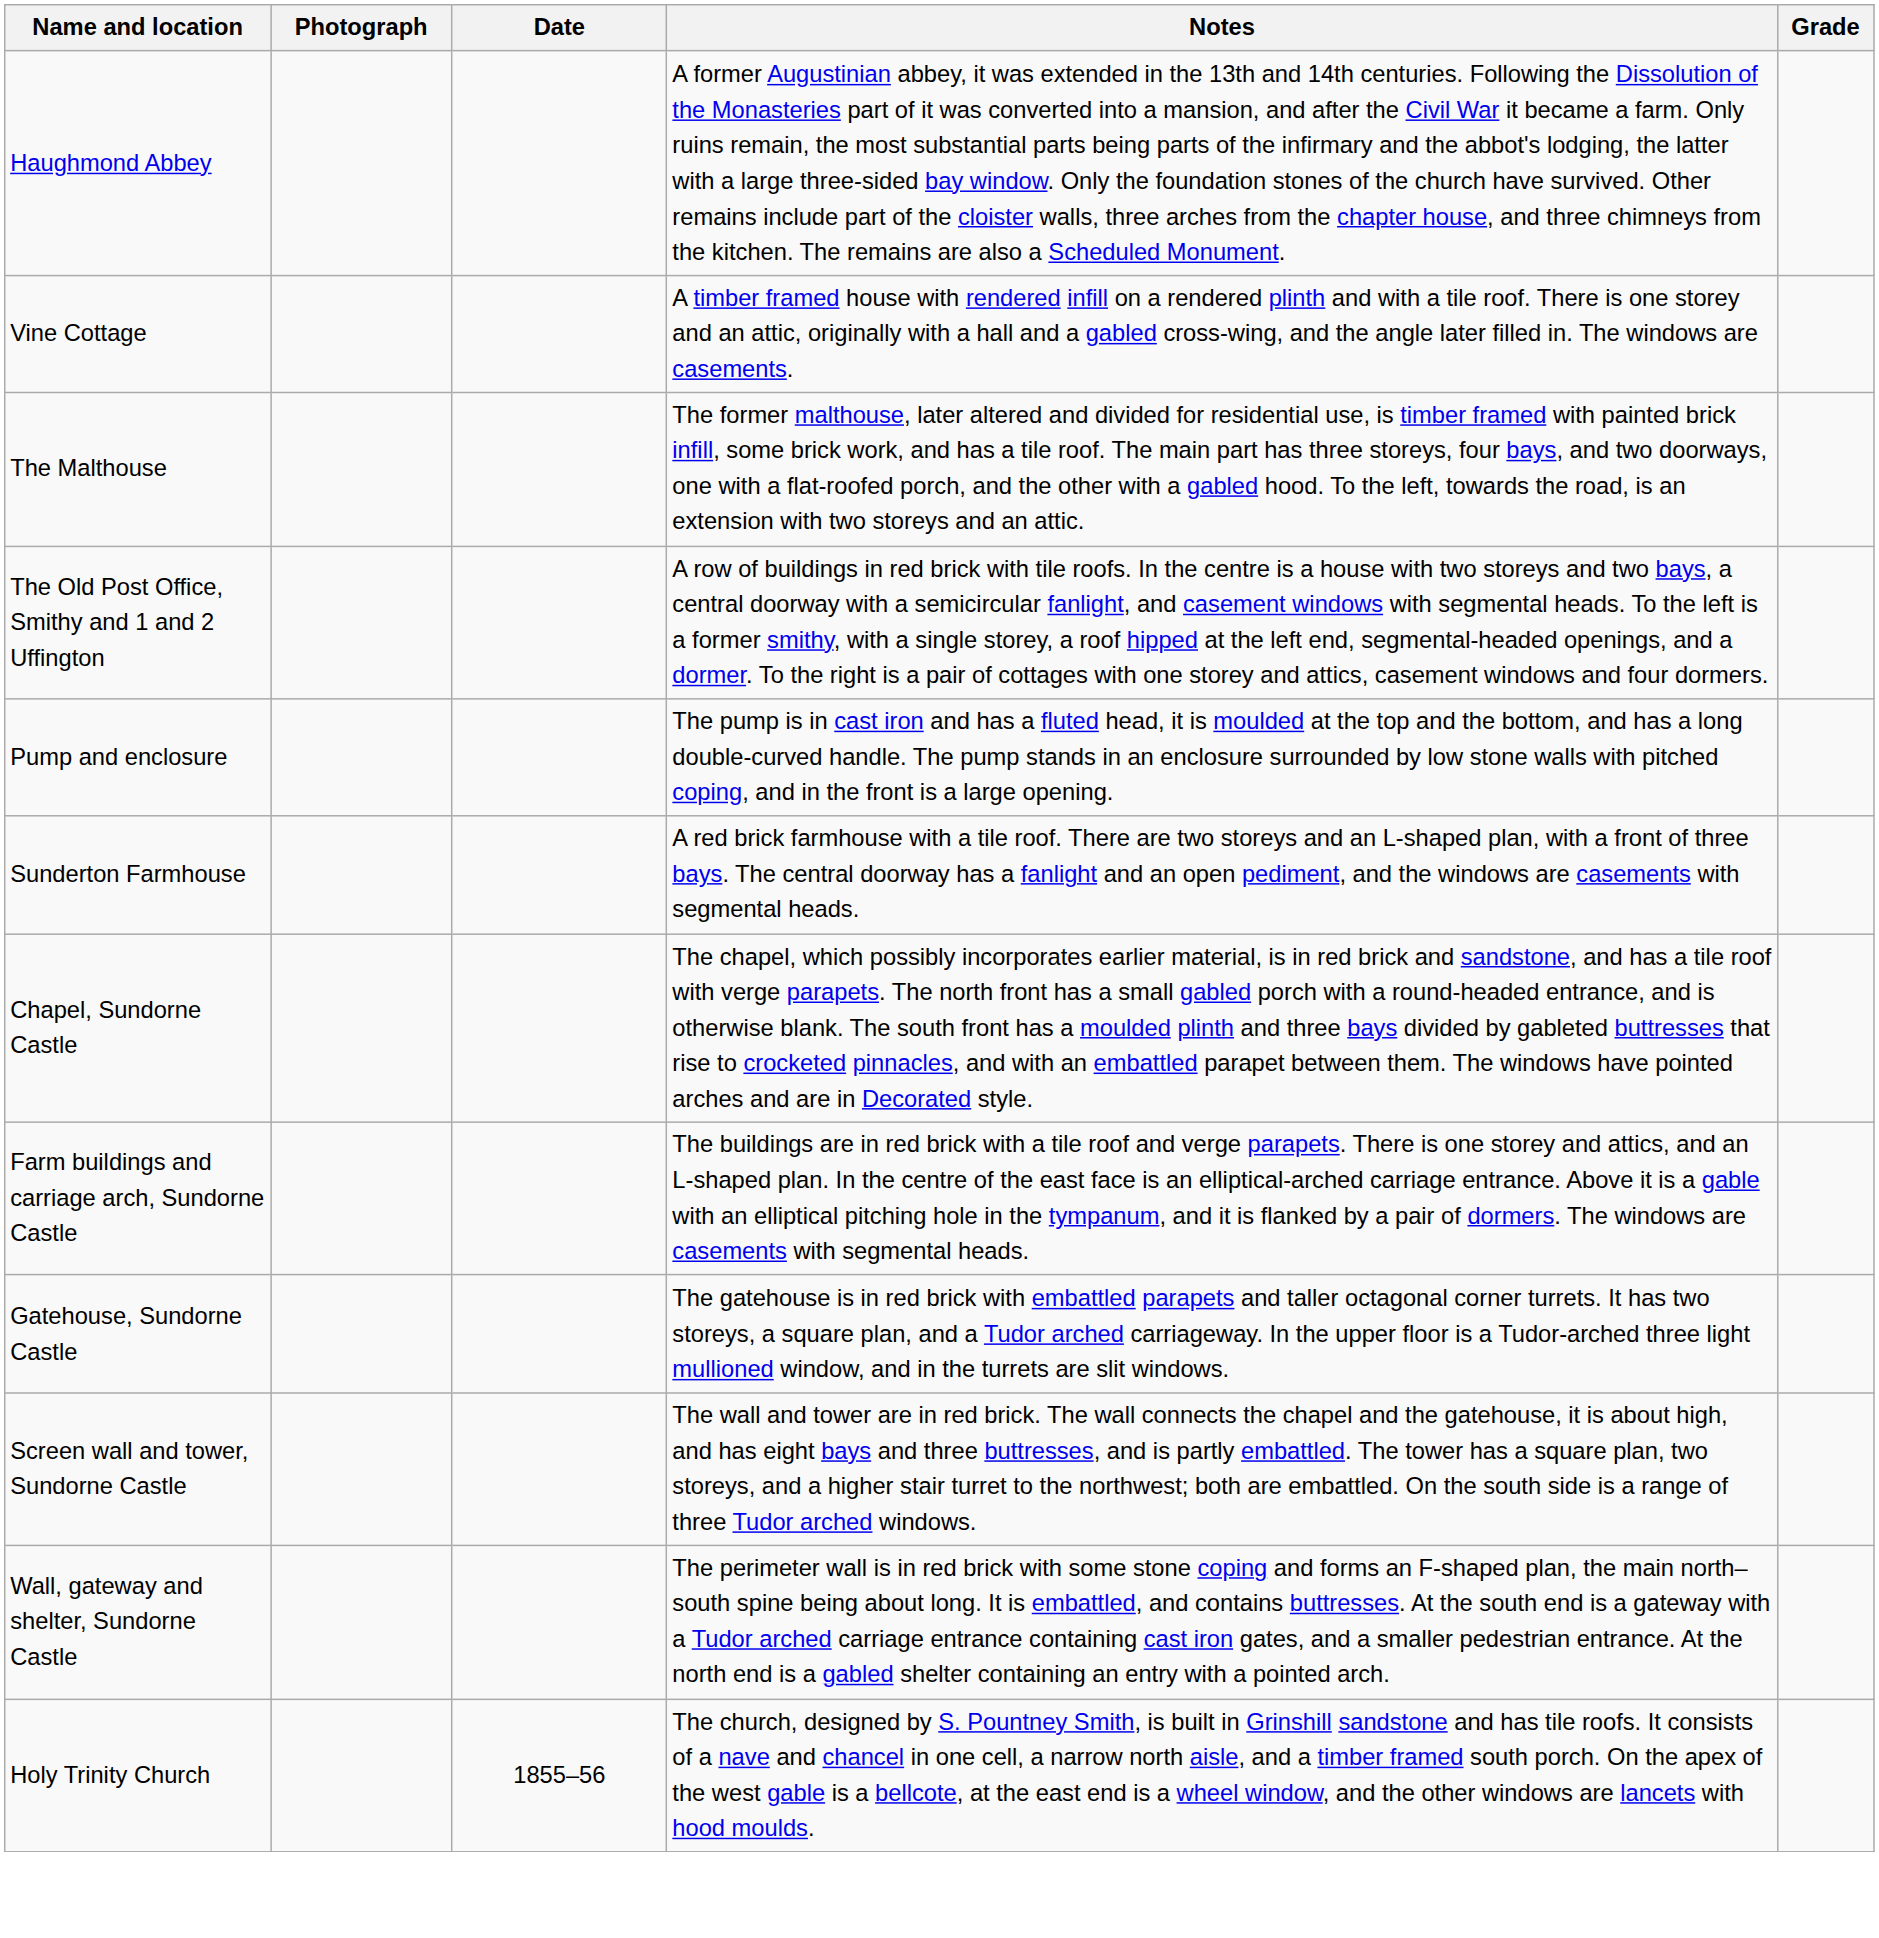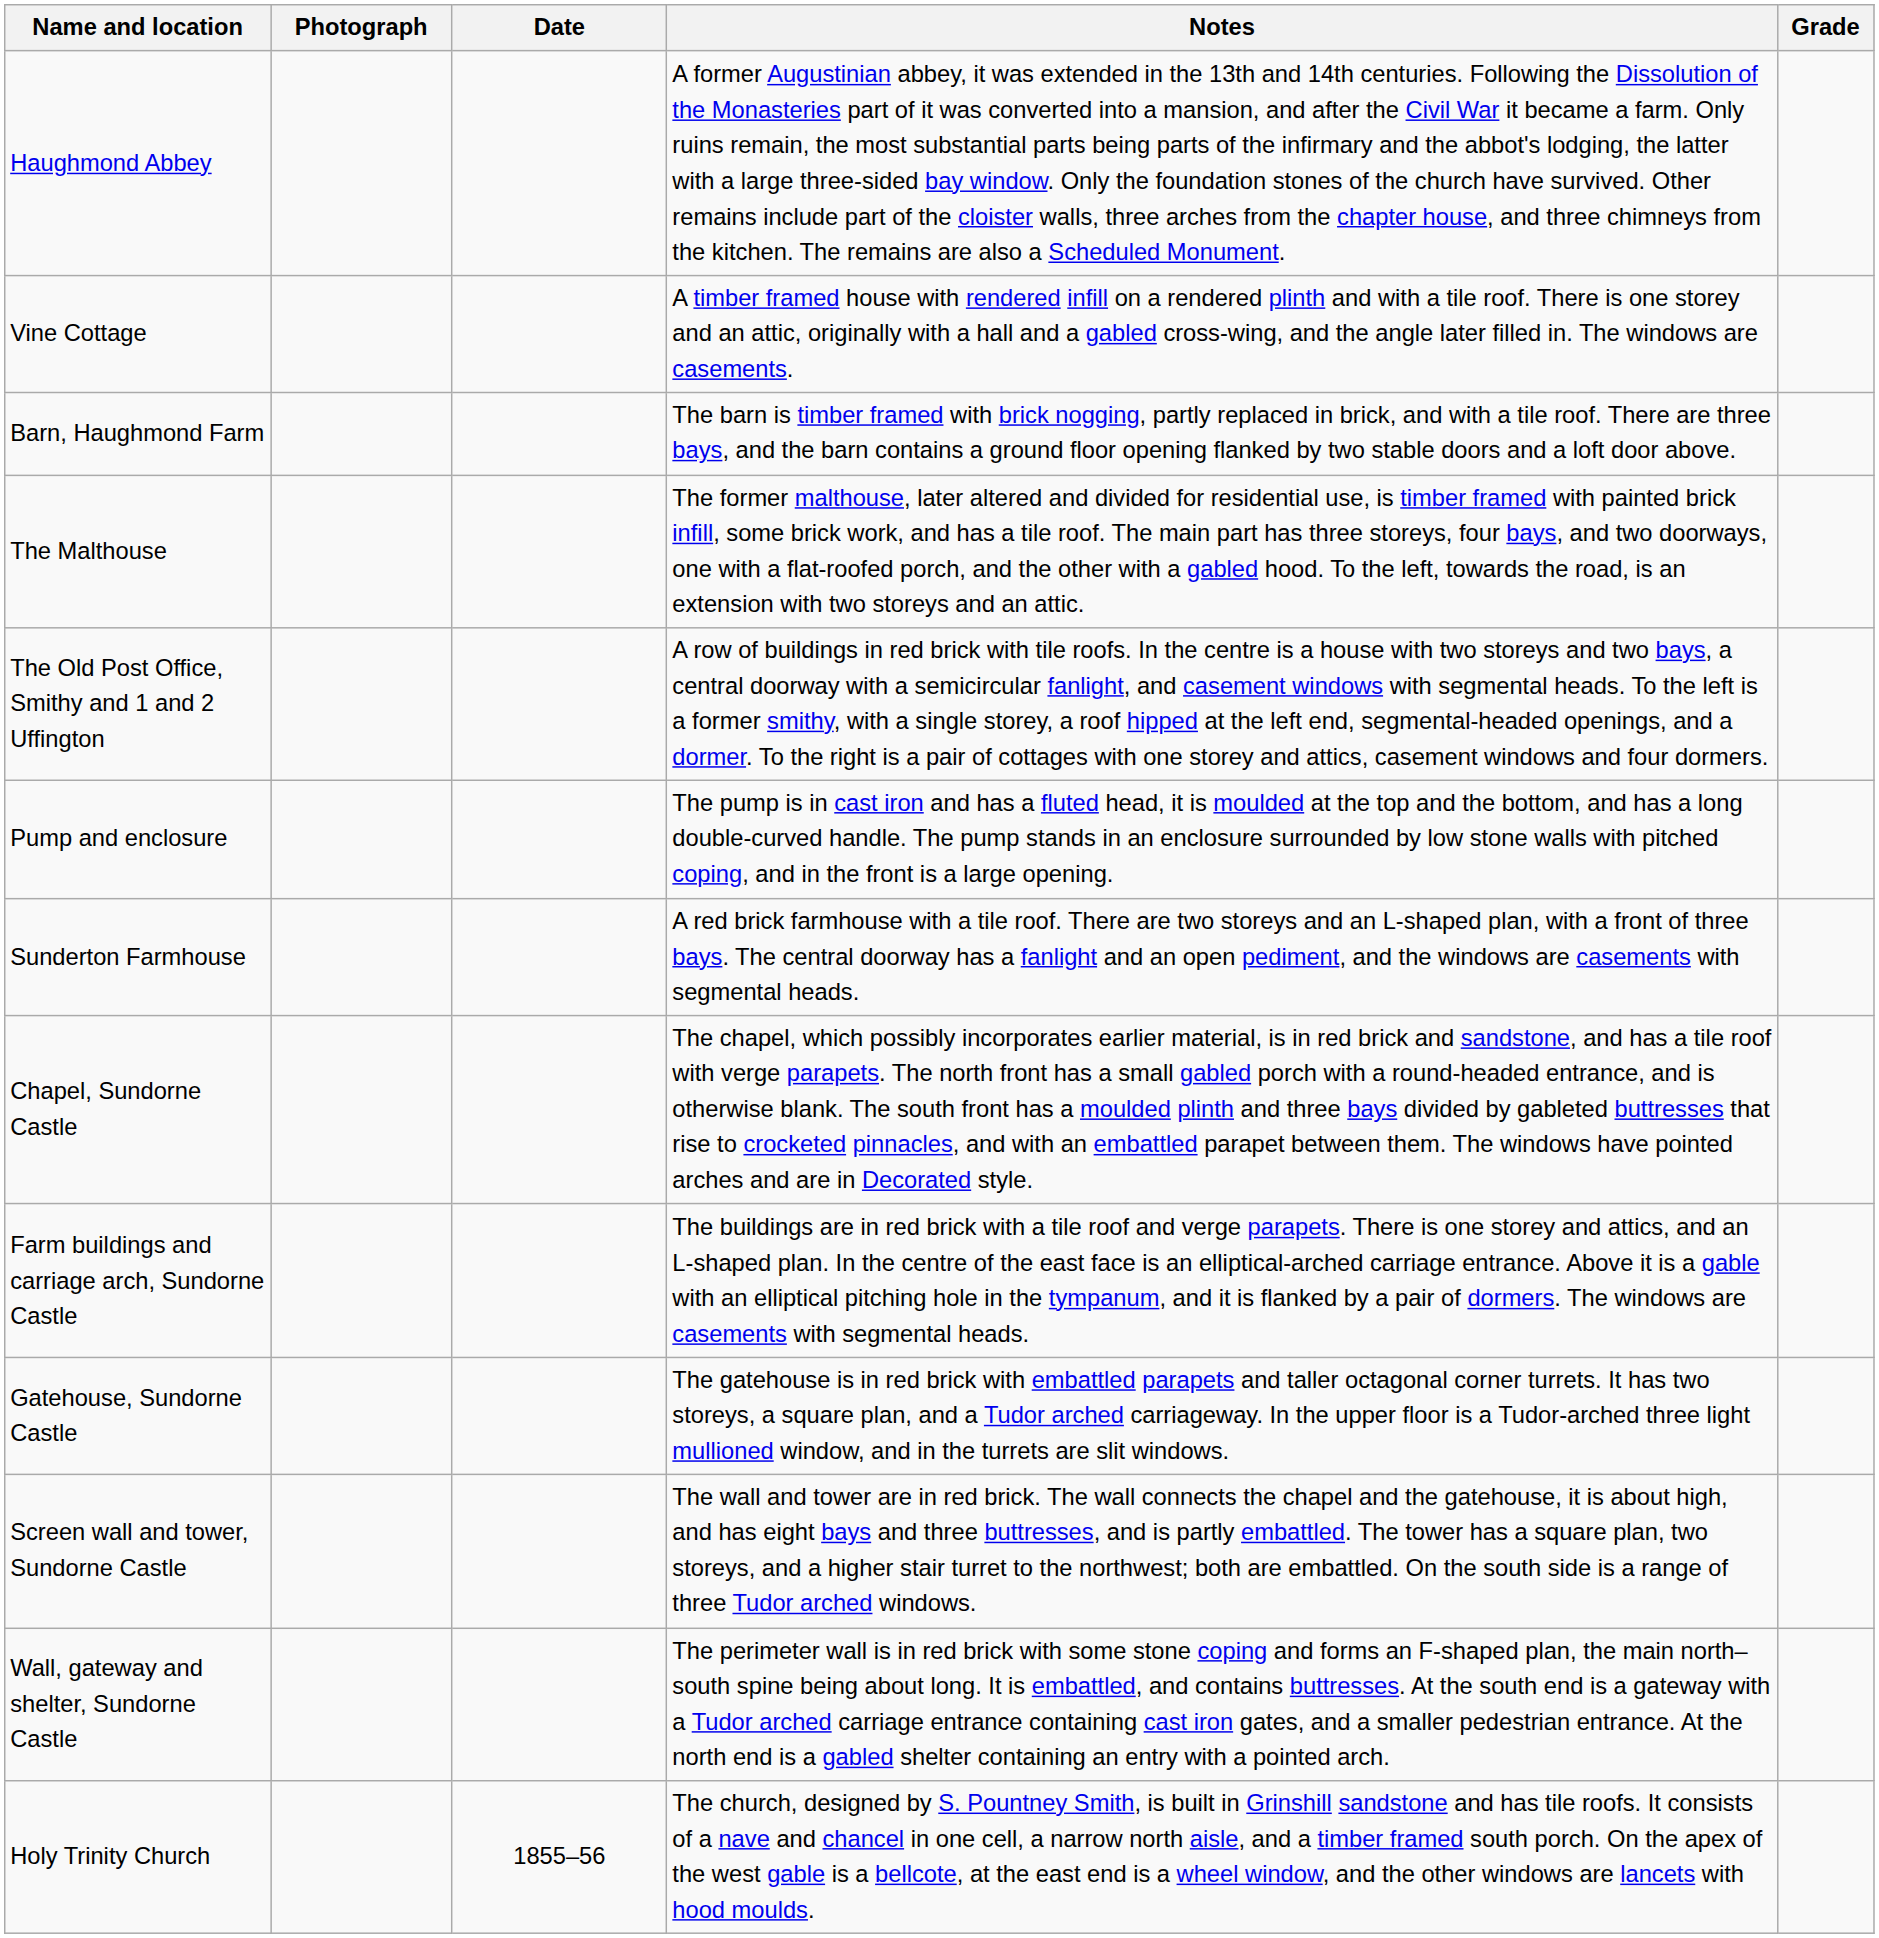+ row: (137, 433)
